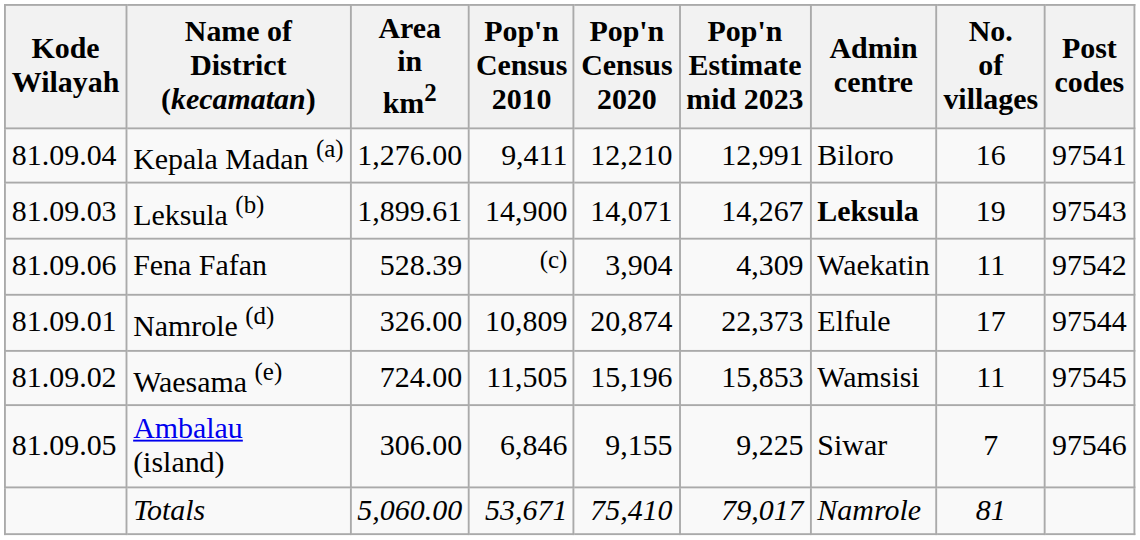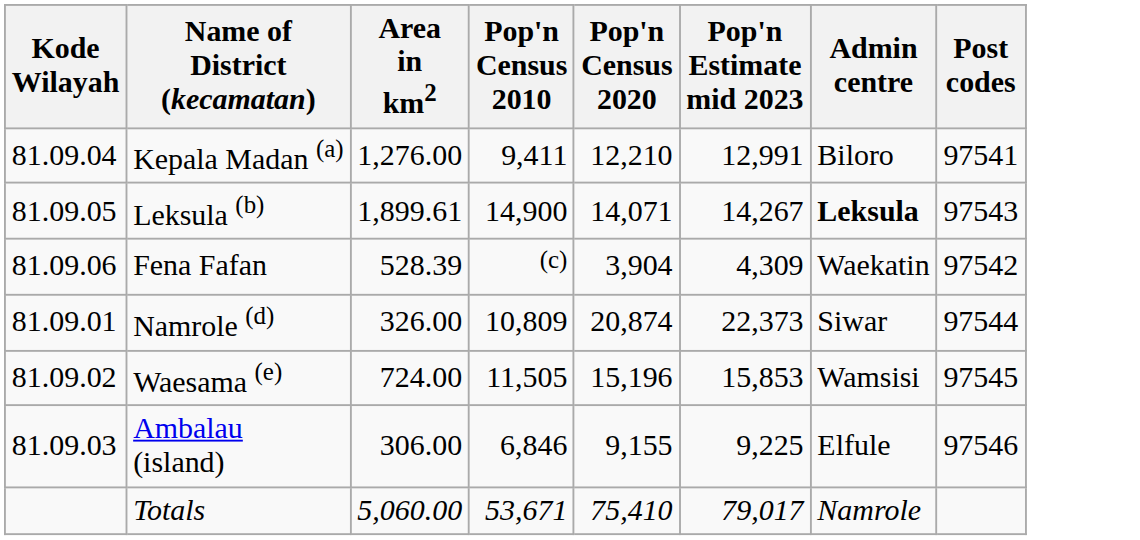- column: (991, 65)
(64, 210) 81.09.03 -> (64, 210) 81.09.05
(854, 321) Elfule -> (852, 321) Siwar
(64, 445) 81.09.05 -> (64, 445) 81.09.03
(852, 445) Siwar -> (854, 445) Elfule
